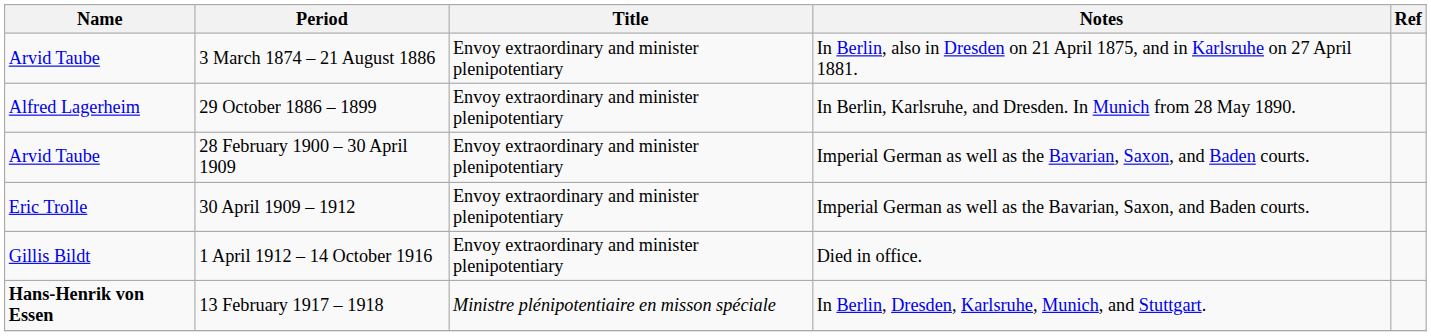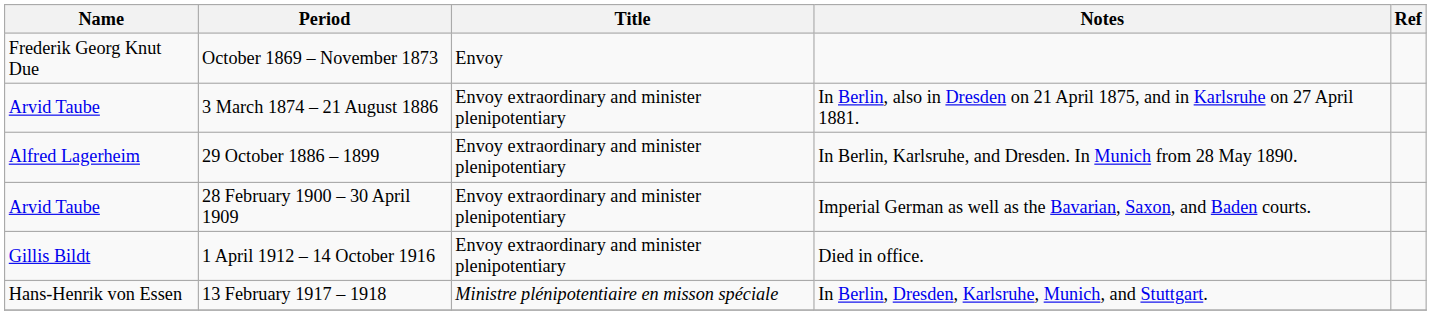+ row: (320, 58)
- row: (277, 206)
(76, 305) bold -> (95, 295) normal
